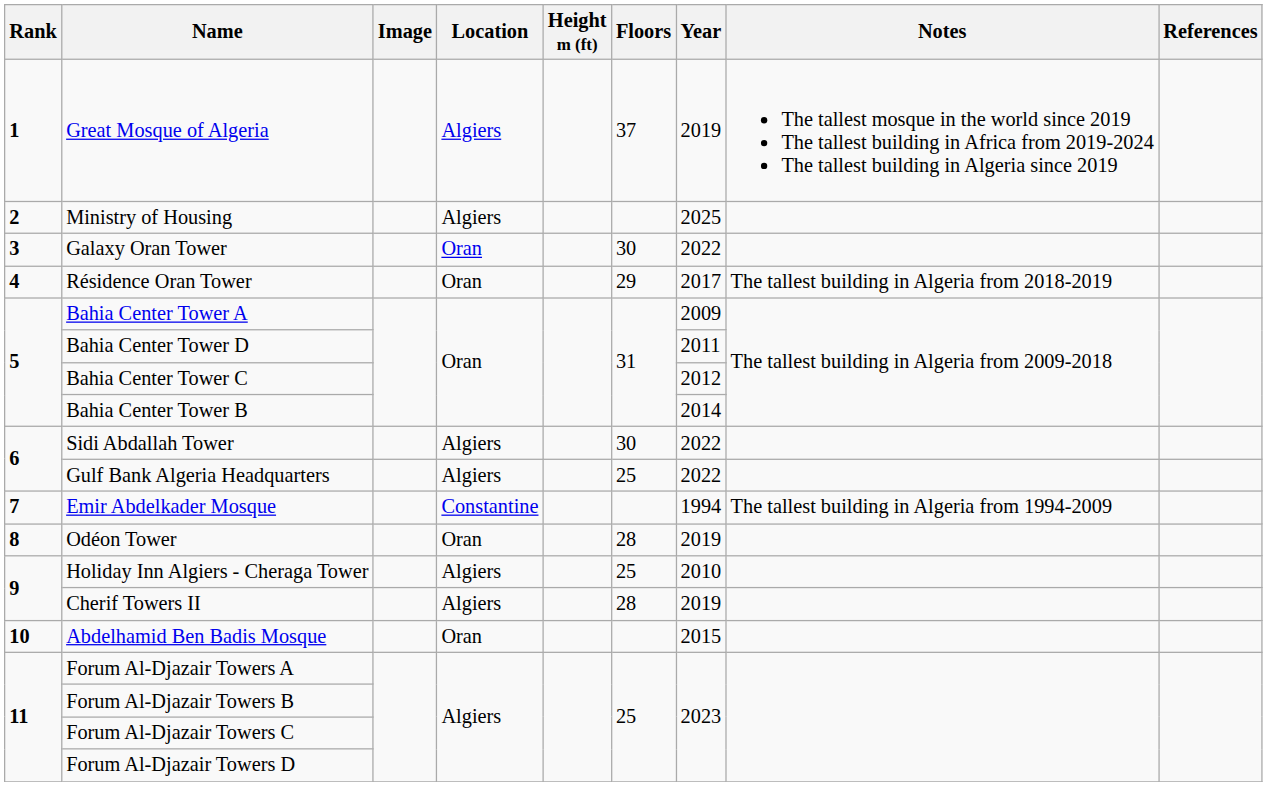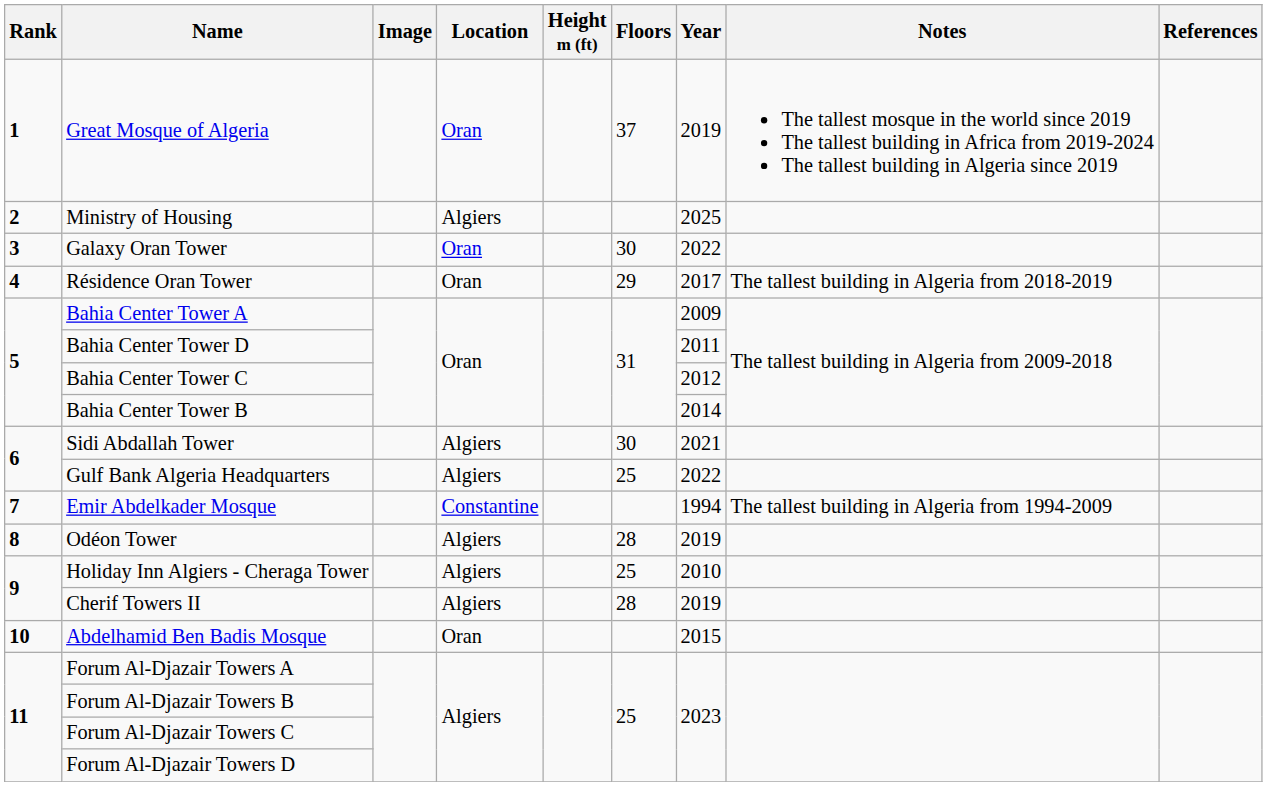(471, 130) Algiers -> (462, 130) Oran
(701, 442) 2022 -> (701, 442) 2021
(462, 539) Oran -> (471, 539) Algiers
